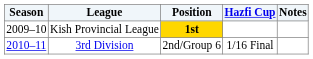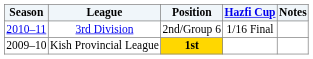rows swapped: (104, 29) <-> (104, 45)
